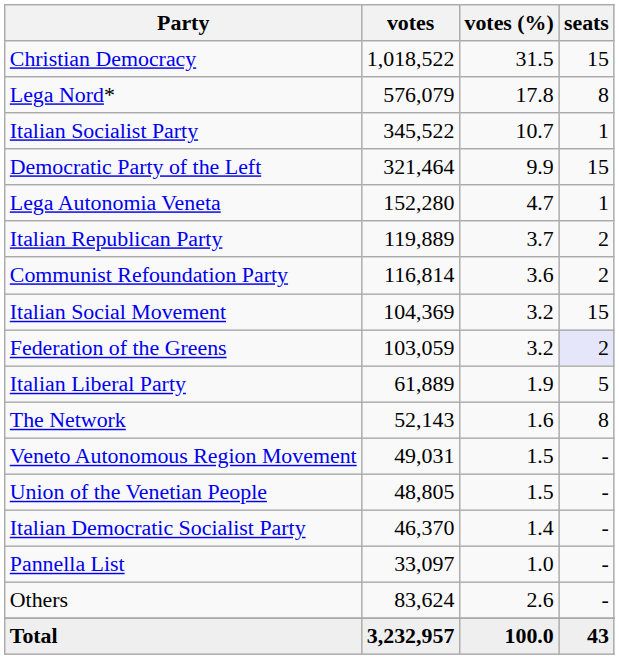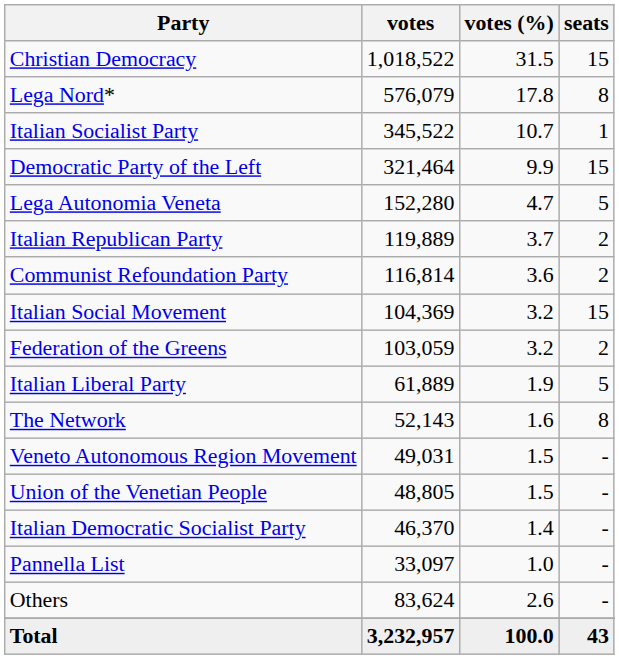(603, 203) 1 -> (603, 203) 5
(603, 347) lavender background -> (603, 347) no background
